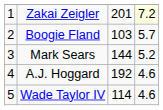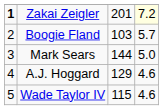(11, 14) normal -> (11, 14) bold
(147, 54) 5.2 -> (147, 54) 5.0
(122, 74) 192 -> (122, 74) 129
(122, 94) 114 -> (122, 94) 115
